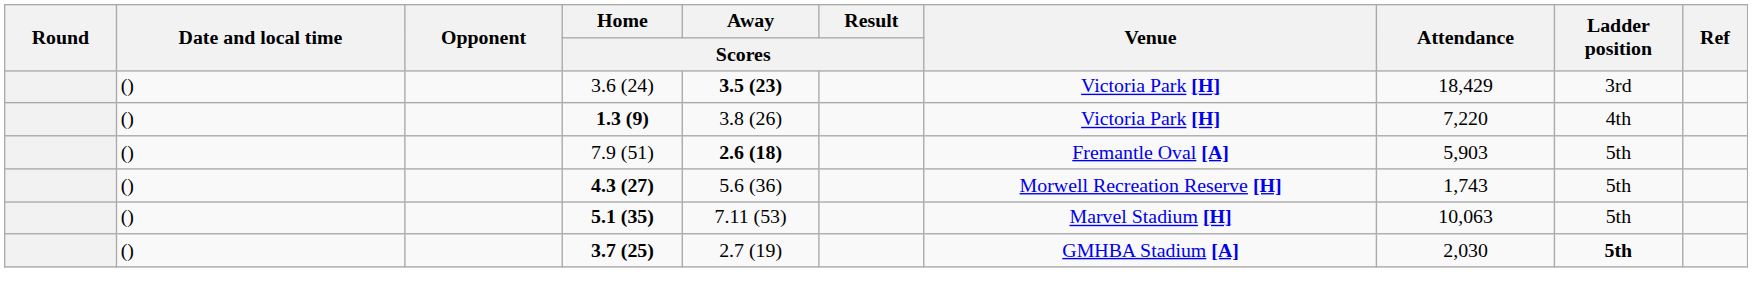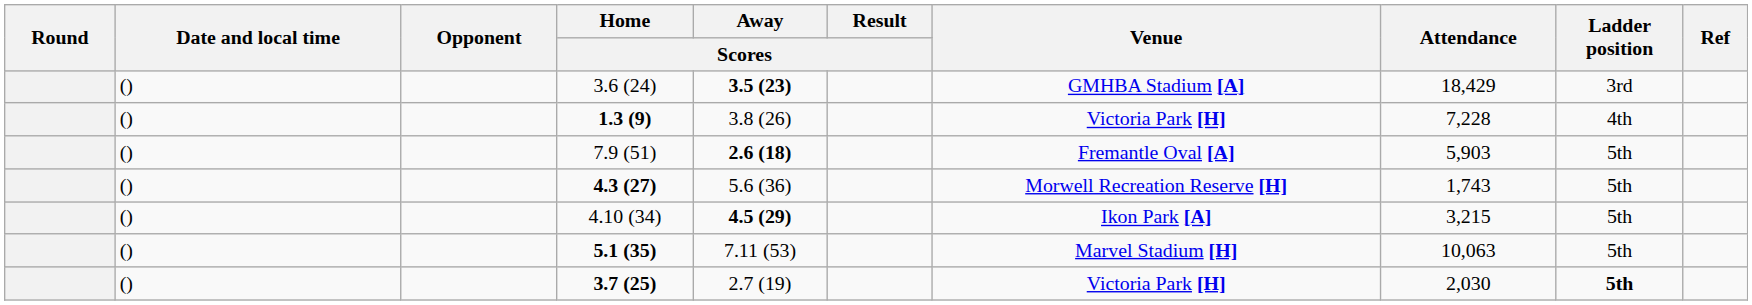(1151, 86) Victoria Park [H] -> (1156, 86) GMHBA Stadium [A]
(1466, 119) 7,220 -> (1468, 119) 7,228
+ row: (625, 217)
(1151, 250) GMHBA Stadium [A] -> (1156, 283) Victoria Park [H]
